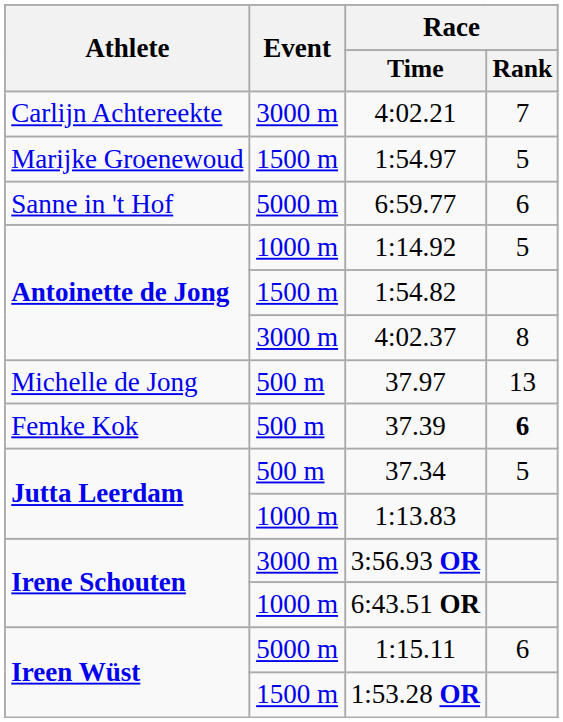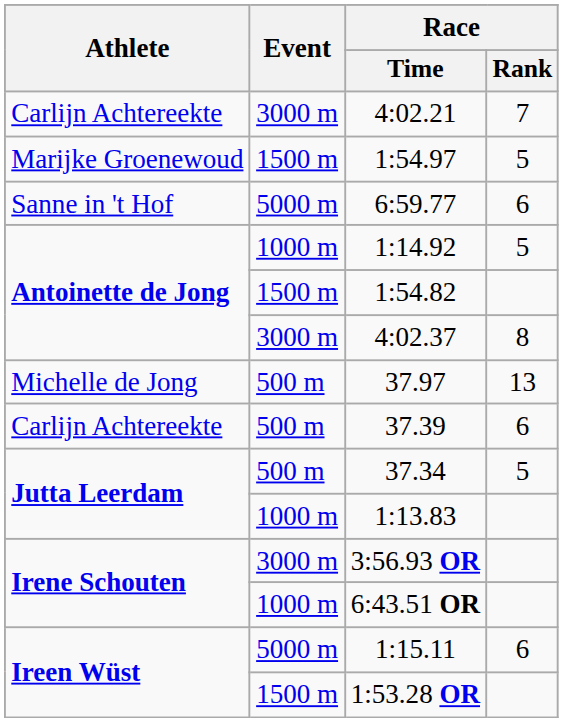(75, 426) Femke Kok -> (117, 426) Carlijn Achtereekte
(522, 426) bold -> (522, 426) normal
